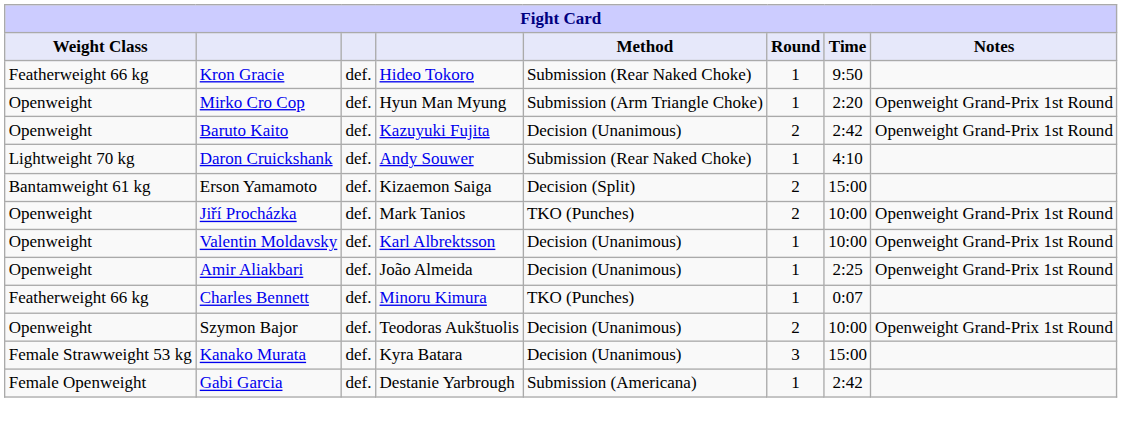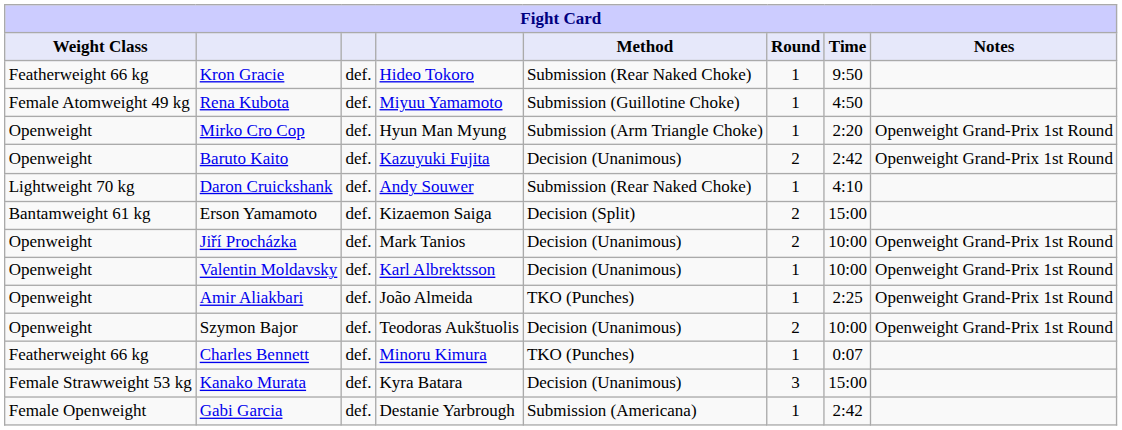+ row: (244, 102)
(581, 214) TKO (Punches) -> (604, 242) Decision (Unanimous)
(604, 270) Decision (Unanimous) -> (581, 298) TKO (Punches)
rows swapped: (249, 326) <-> (254, 298)
